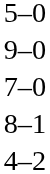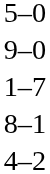- row: (25, 86)
+ row: (25, 86)
